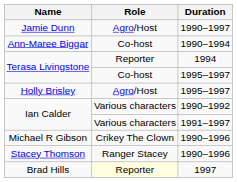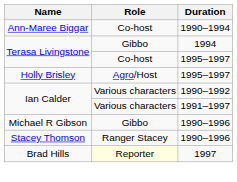- row: (48, 28)
(135, 59) Reporter -> (135, 43) Gibbo
(135, 138) Crikey The Clown -> (135, 122) Gibbo
